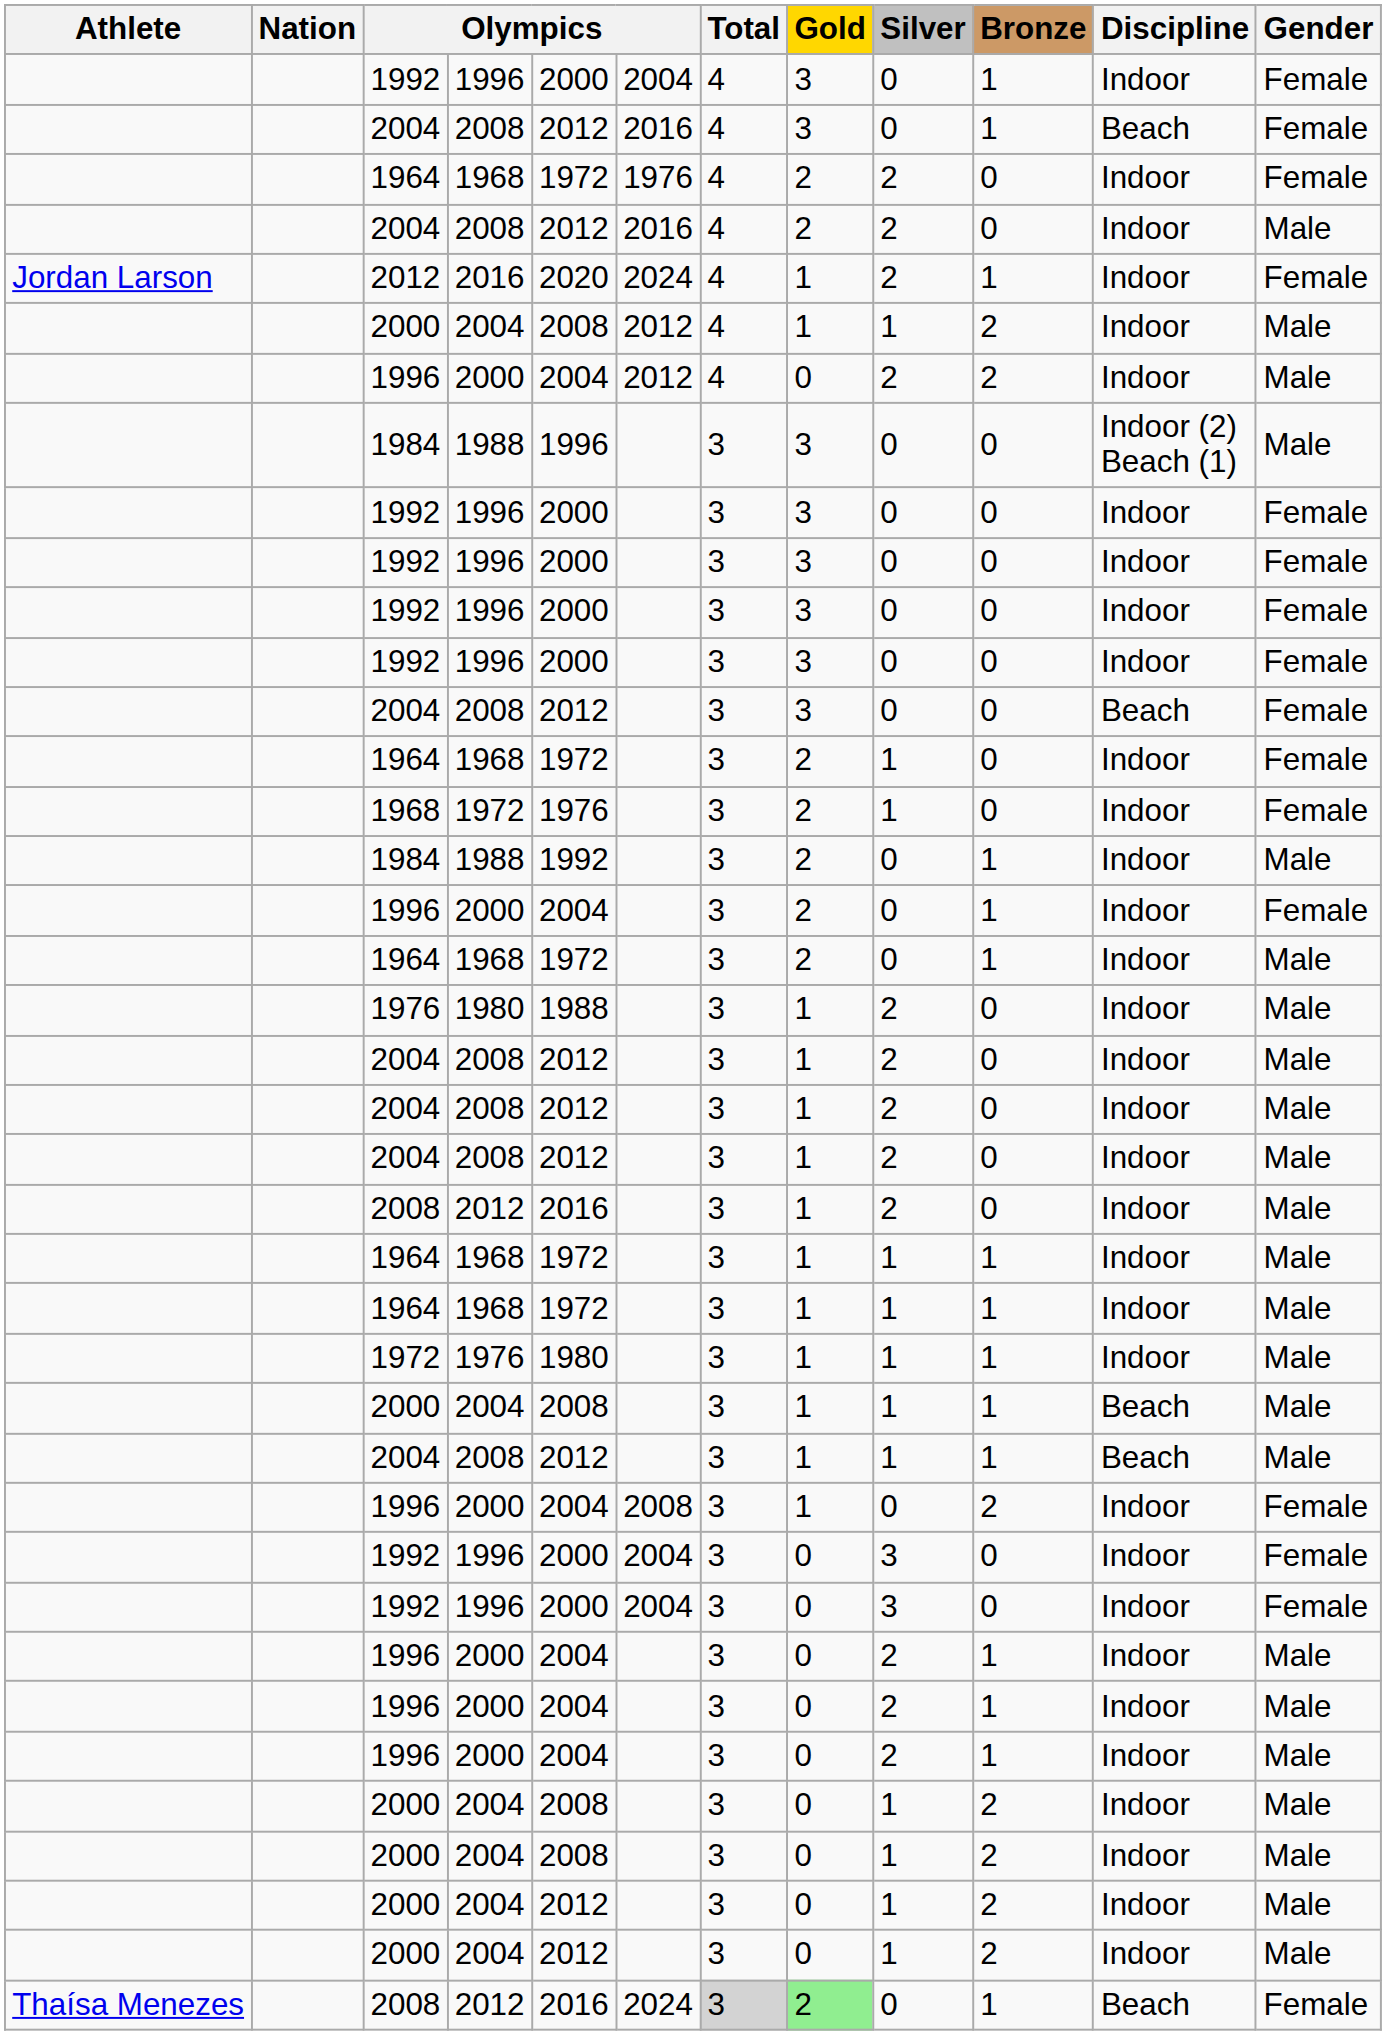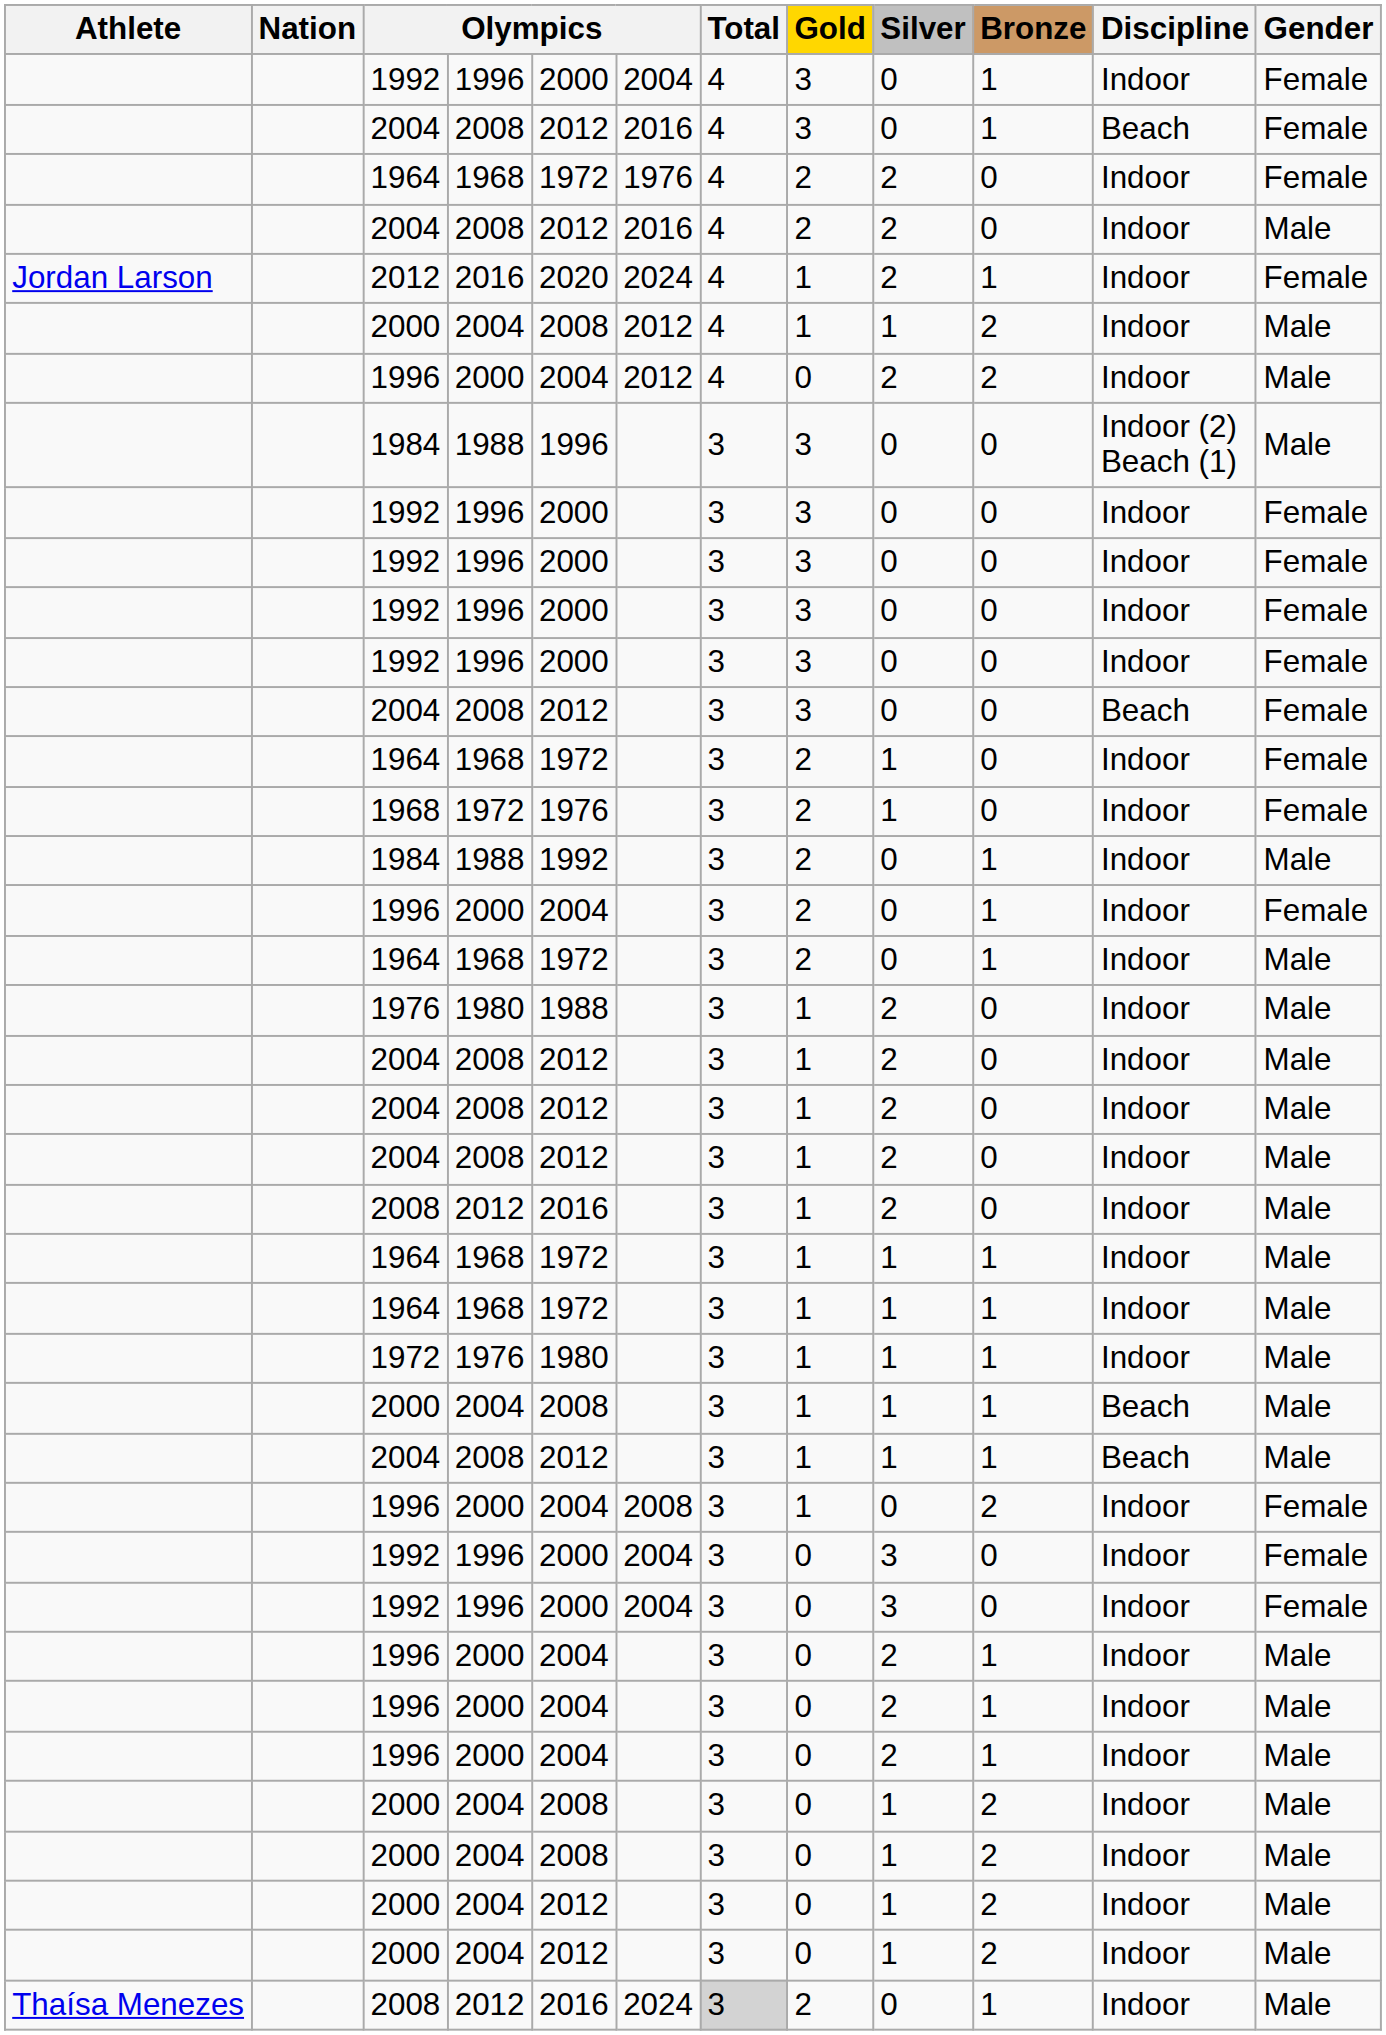(803, 2004) lightgreen background -> (803, 2004) no background
(1145, 2004) Beach -> (1145, 2004) Indoor
(1316, 2004) Female -> (1298, 2004) Male
